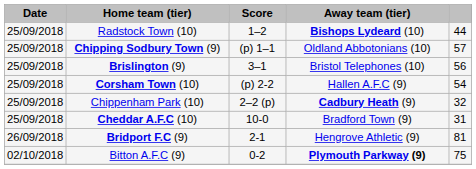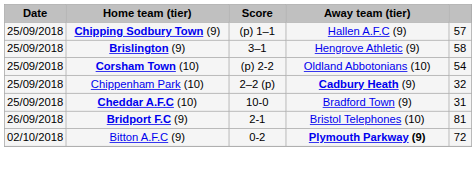- row: (147, 31)
(367, 49) Oldland Abbotonians (10) -> (367, 31) Hallen A.F.C (9)
(367, 67) Bristol Telephones (10) -> (367, 49) Hengrove Athletic (9)
(460, 67) 56 -> (460, 49) 58
(367, 85) Hallen A.F.C (9) -> (367, 67) Oldland Abbotonians (10)
(367, 138) Hengrove Athletic (9) -> (367, 120) Bristol Telephones (10)
(460, 156) 75 -> (460, 138) 72
